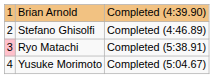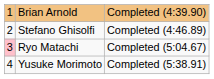(157, 47) Completed (5:38.91) -> (157, 47) Completed (5:04.67)
(157, 64) Completed (5:04.67) -> (157, 64) Completed (5:38.91)
